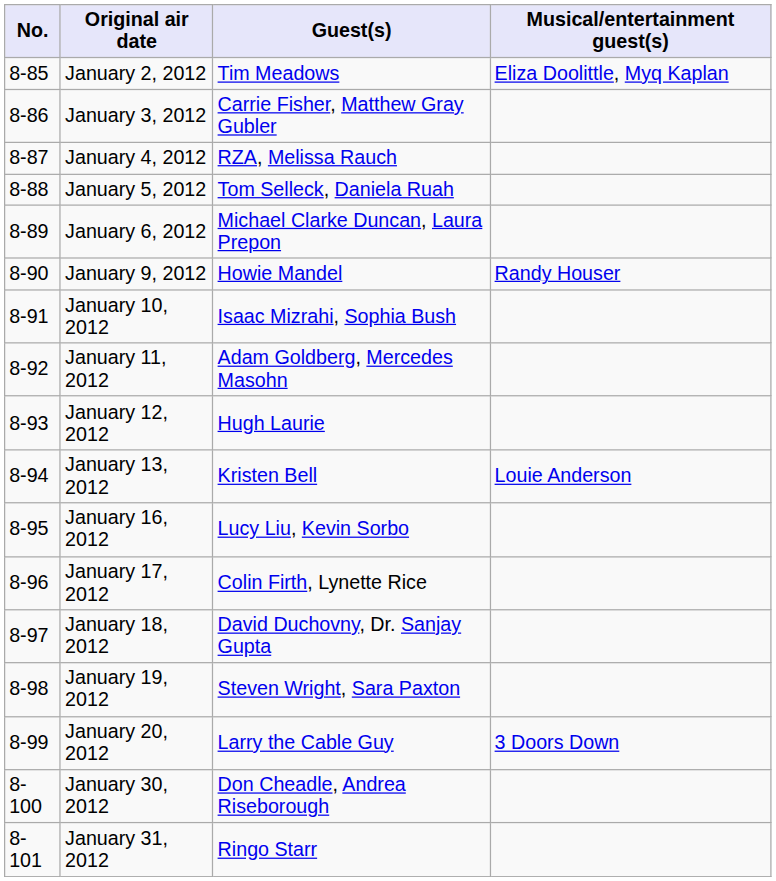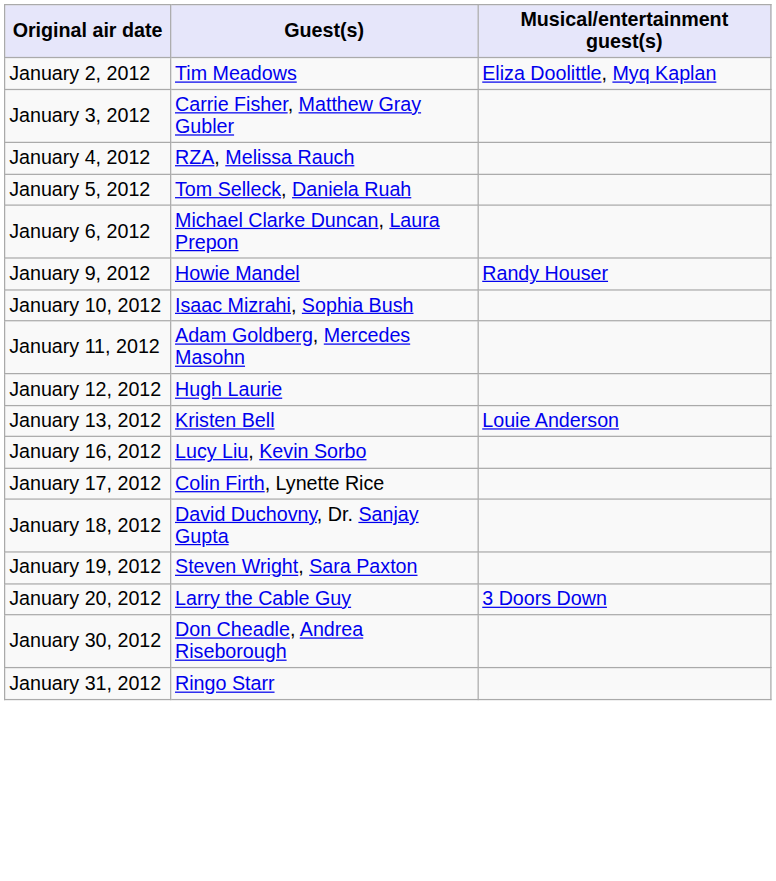- column: (33, 31)
